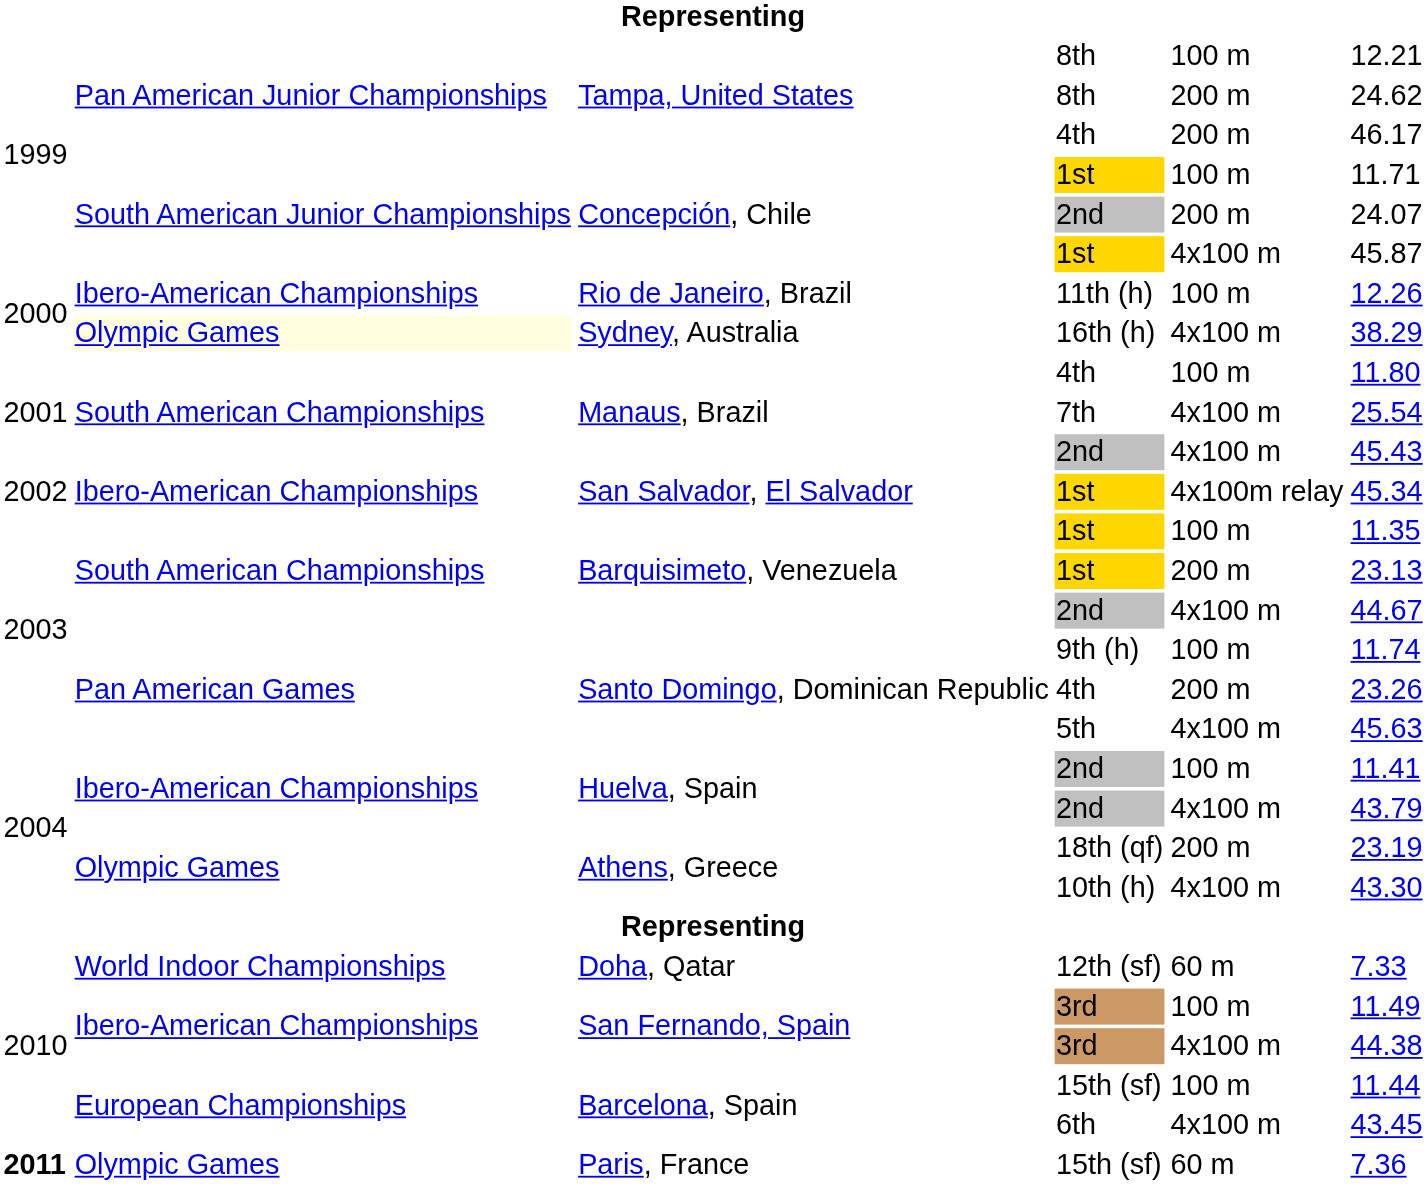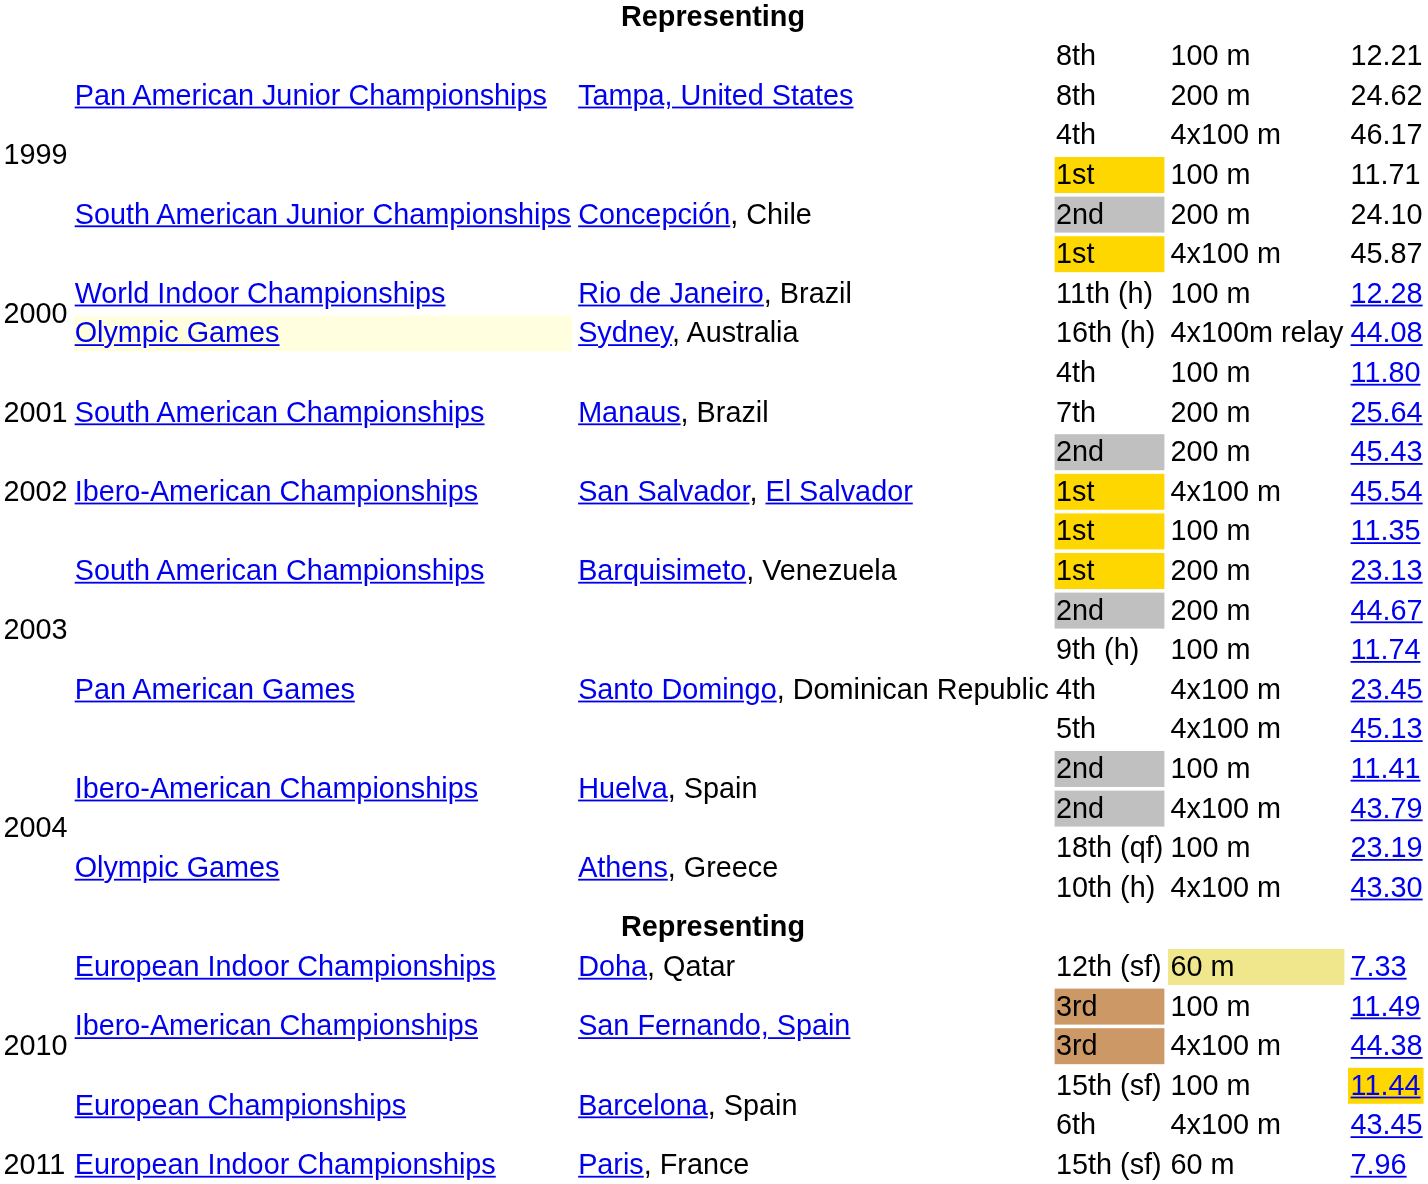(1210, 134) 200 m -> (1226, 134) 4x100 m
(1387, 214) 24.07 -> (1387, 214) 24.10
(276, 293) Ibero-American Championships -> (260, 293) World Indoor Championships
(1387, 293) 12.26 -> (1387, 293) 12.28
(1226, 332) 4x100 m -> (1257, 332) 4x100m relay
(1387, 332) 38.29 -> (1387, 332) 44.08
(1226, 412) 4x100 m -> (1210, 412) 200 m
(1387, 412) 25.54 -> (1387, 412) 25.64
(1226, 451) 4x100 m -> (1210, 451) 200 m
(1257, 491) 4x100m relay -> (1226, 491) 4x100 m
(1387, 491) 45.34 -> (1387, 491) 45.54
(1226, 610) 4x100 m -> (1210, 610) 200 m
(1210, 689) 200 m -> (1226, 689) 4x100 m
(1387, 689) 23.26 -> (1387, 689) 23.45
(1387, 728) 45.63 -> (1387, 728) 45.13
(1210, 847) 200 m -> (1210, 847) 100 m
(260, 966) World Indoor Championships -> (285, 966) European Indoor Championships
(1202, 966) no background -> (1202, 966) khaki background
(1386, 1085) no background -> (1386, 1085) gold background
(35, 1164) bold -> (34, 1164) normal
(177, 1164) Olympic Games -> (285, 1164) European Indoor Championships
(1379, 1164) 7.36 -> (1379, 1164) 7.96
